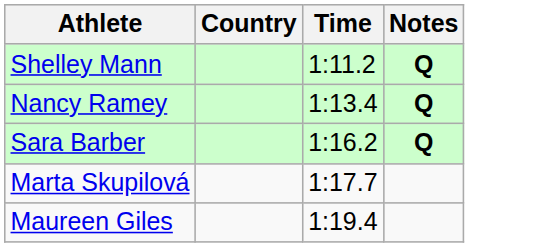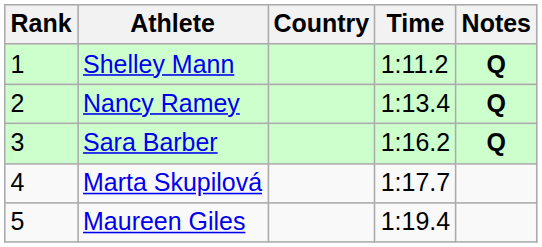+ column: (41, 24)
